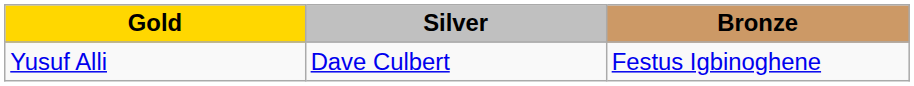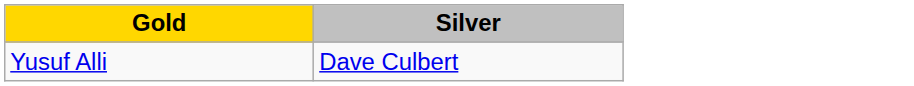- column: (758, 23)
